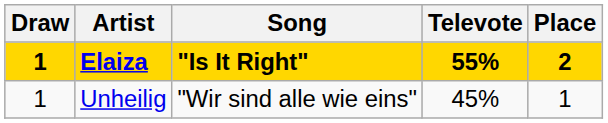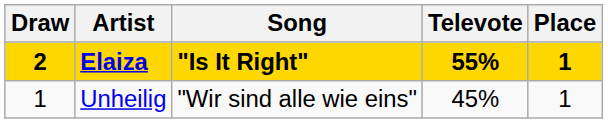(40, 61) 1 -> (40, 61) 2
(565, 61) 2 -> (565, 61) 1
